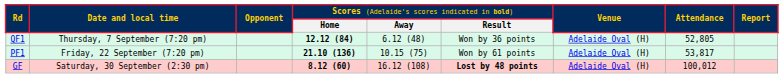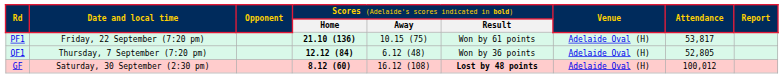rows swapped: (18, 39) <-> (18, 53)
